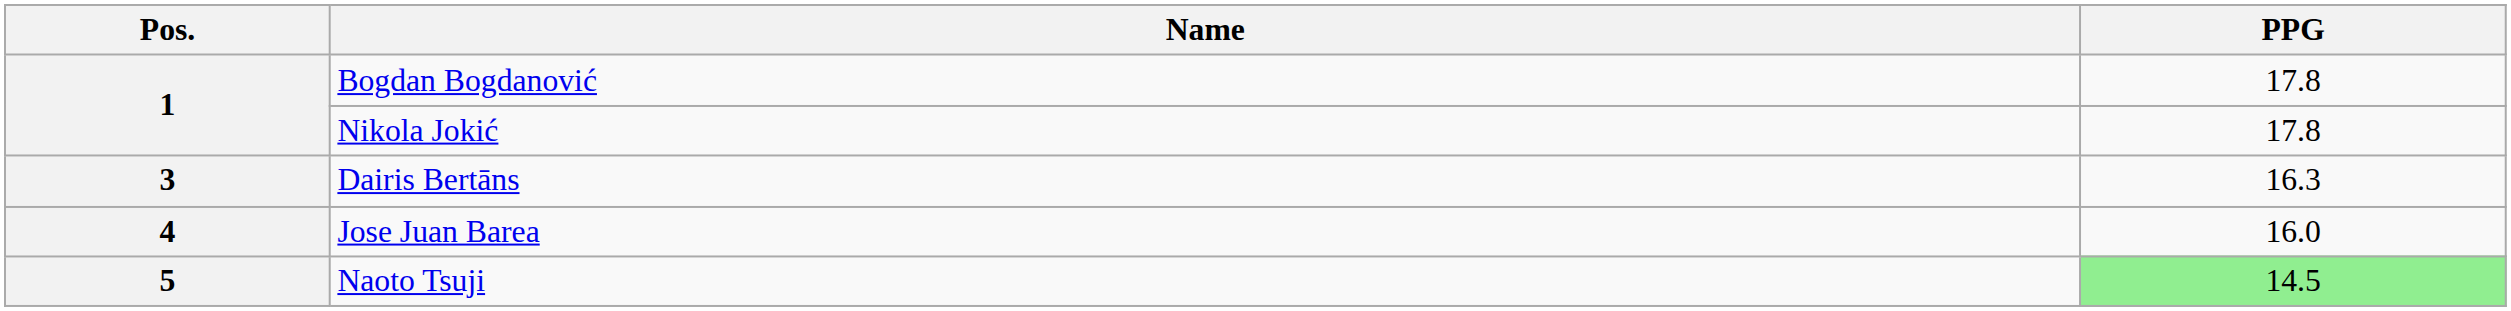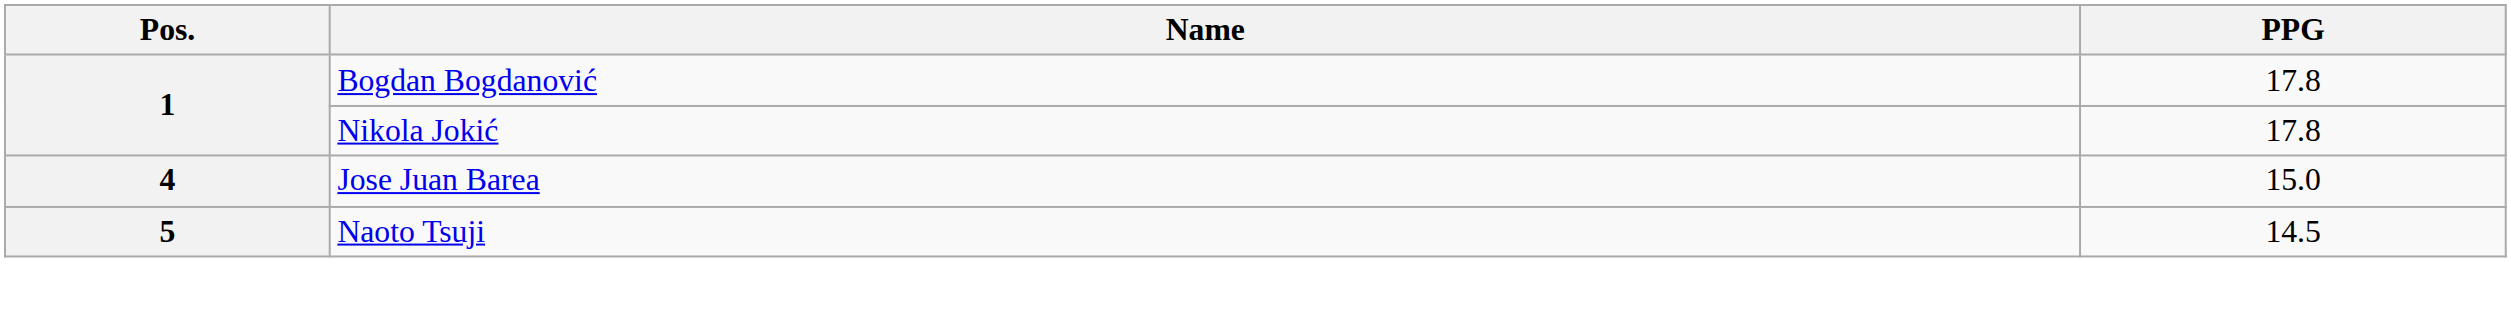- row: (428, 180)
(2293, 230) 16.0 -> (2293, 180) 15.0
(2293, 280) lightgreen background -> (2293, 230) no background
